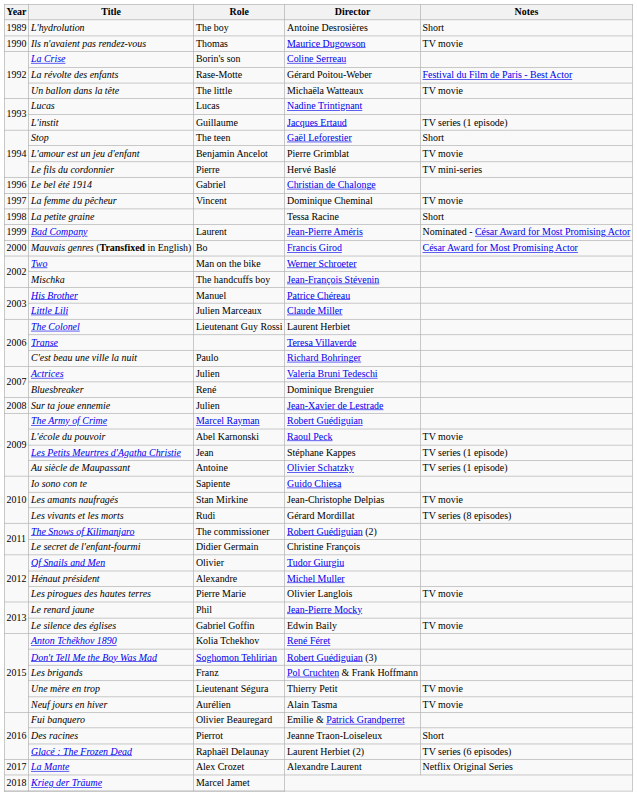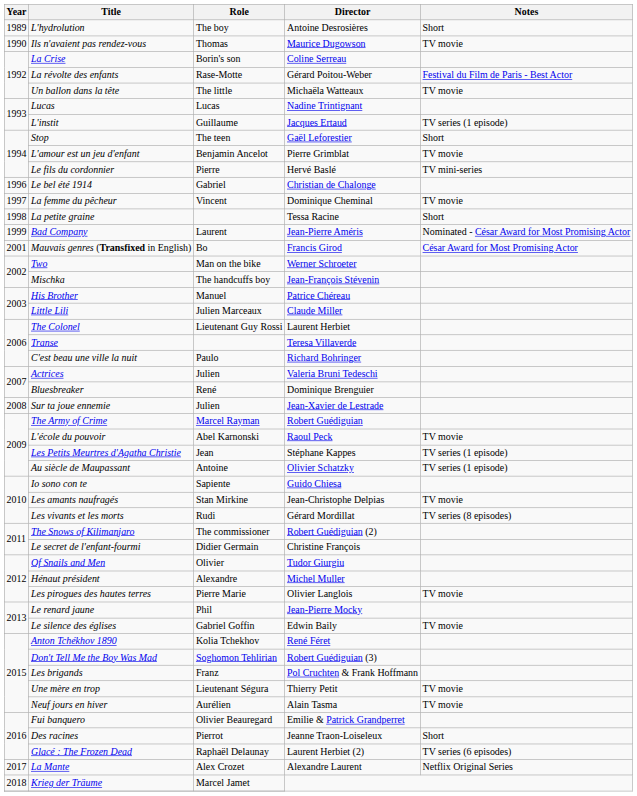(17, 248) 2000 -> (17, 248) 2001
